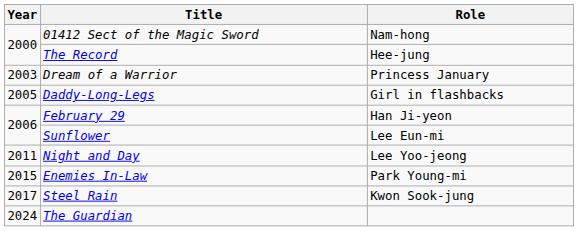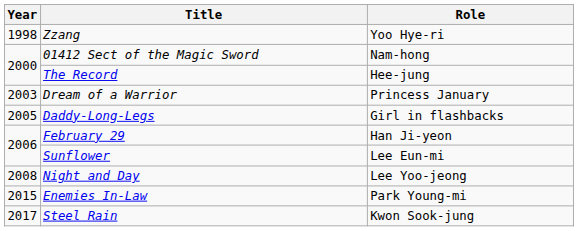+ row: (62, 35)
(22, 155) 2011 -> (22, 176) 2008
- row: (88, 216)
